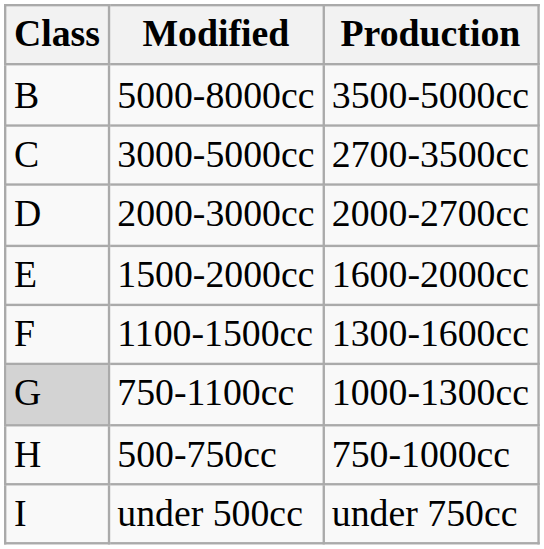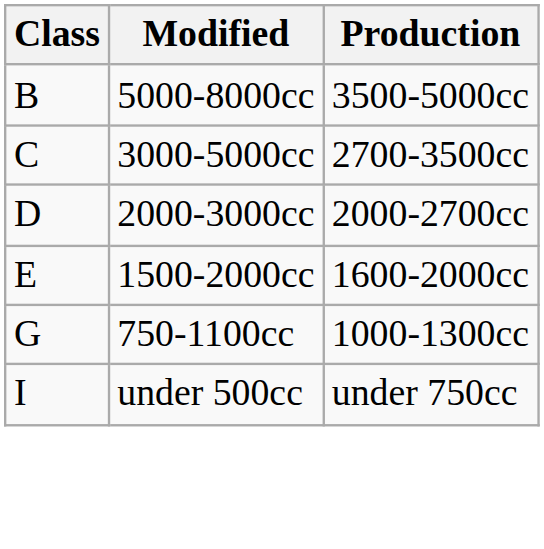- row: (215, 333)
(28, 393) lightgrey background -> (28, 333) no background
- row: (197, 453)
